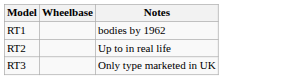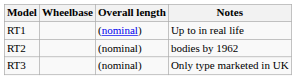+ column: (132, 13)
(132, 30) bodies by 1962 -> (207, 30) Up to in real life
(135, 48) Up to in real life -> (205, 48) bodies by 1962
